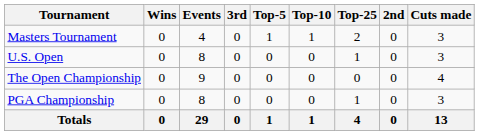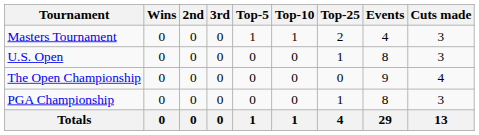columns swapped: (394, 15) <-> (202, 15)
